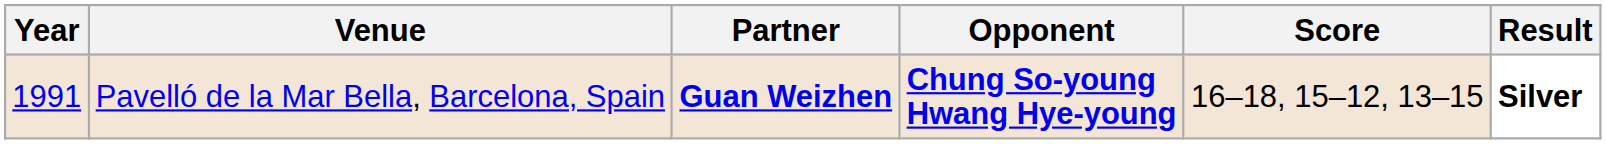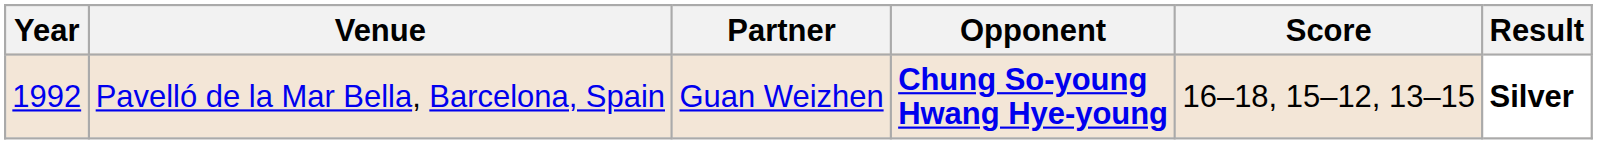(47, 96) 1991 -> (47, 96) 1992
(786, 96) bold -> (782, 96) normal
